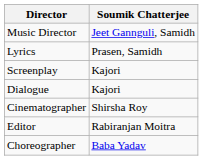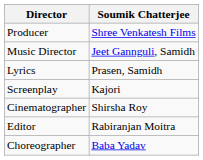+ row: (28, 32)
- row: (28, 89)
